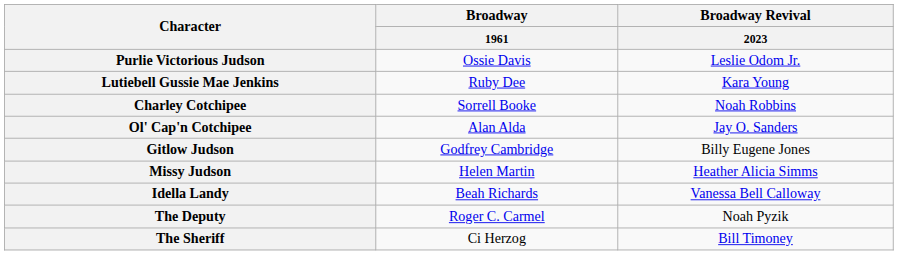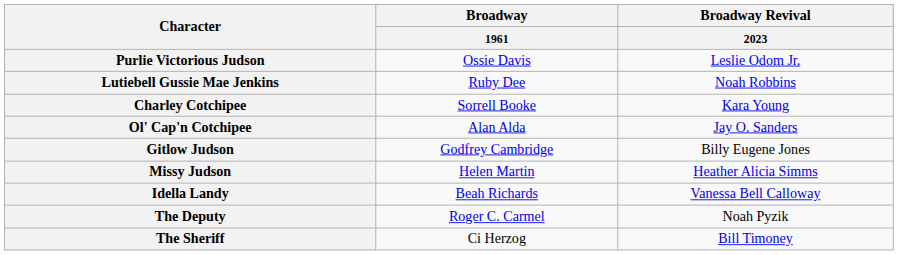(756, 82) Kara Young -> (756, 82) Noah Robbins
(756, 104) Noah Robbins -> (756, 104) Kara Young
